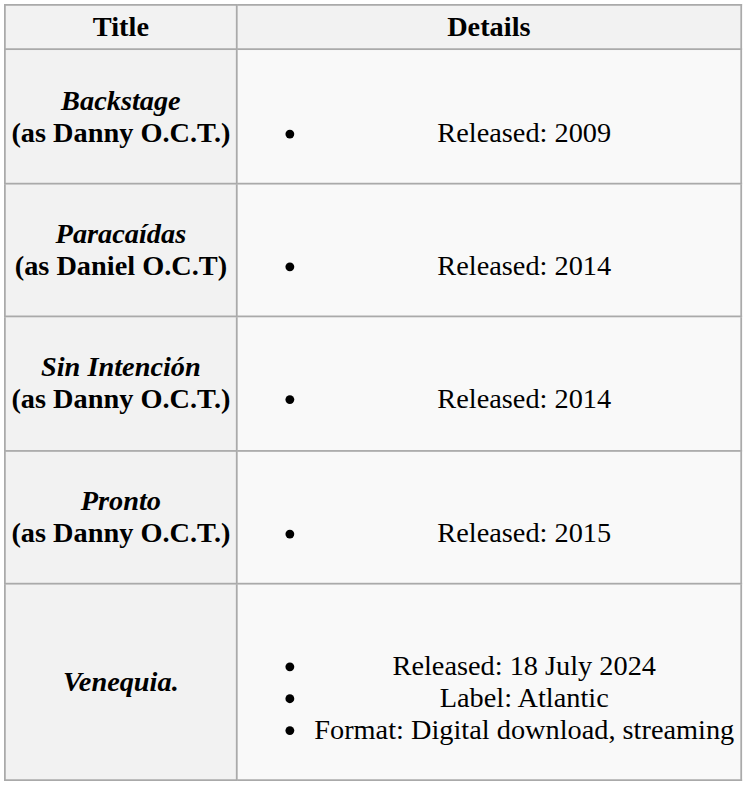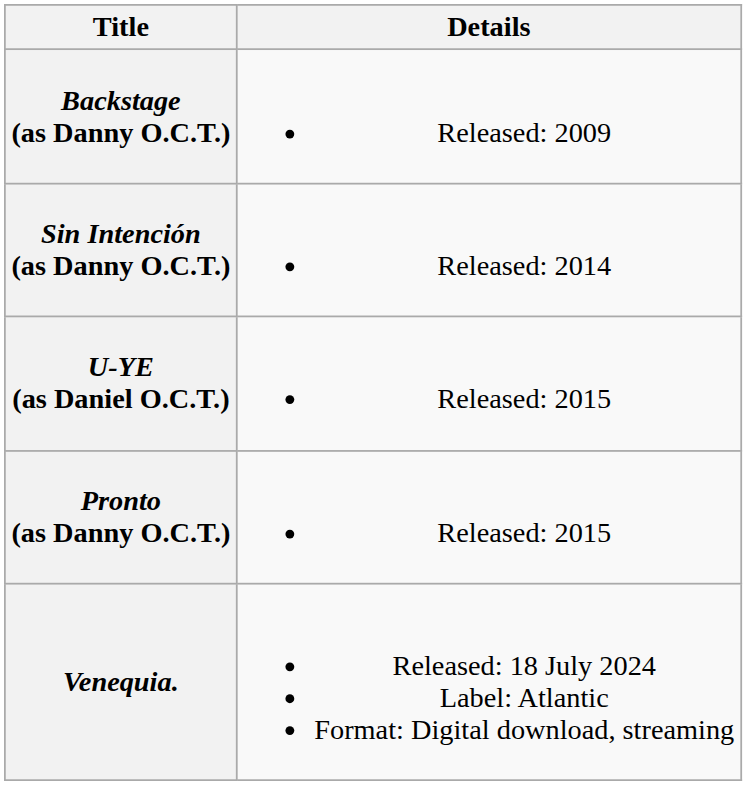- row: (121, 249)
+ row: (121, 382)
